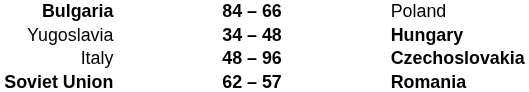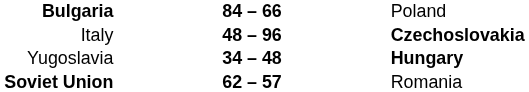rows swapped: (70, 35) <-> (97, 58)
(428, 82) bold -> (426, 82) normal
